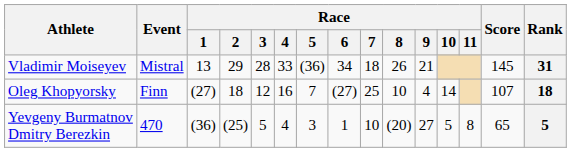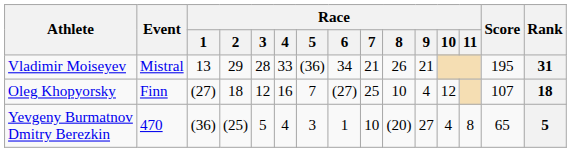(372, 67) 18 -> (372, 67) 21
(502, 67) 145 -> (502, 67) 195
(448, 92) 14 -> (448, 92) 12
(448, 126) 5 -> (448, 126) 4
